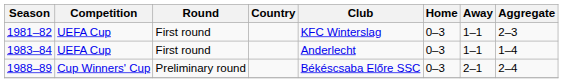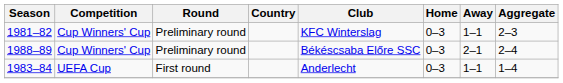(84, 31) UEFA Cup -> (104, 31) Cup Winners' Cup
(183, 31) First round -> (201, 31) Preliminary round
rows swapped: (29, 50) <-> (29, 68)
